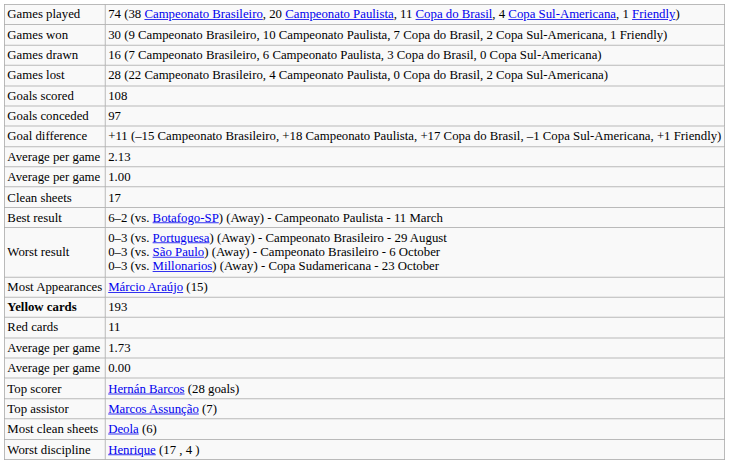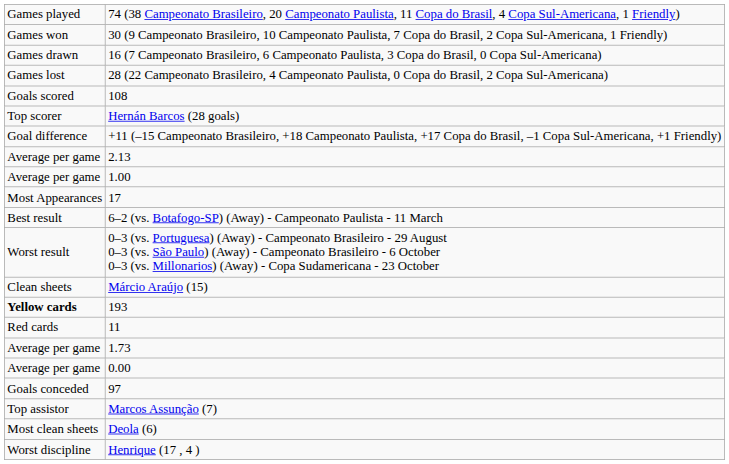rows swapped: (115, 116) <-> (174, 388)
(40, 197) Clean sheets -> (55, 197) Most Appearances
(55, 287) Most Appearances -> (40, 287) Clean sheets
